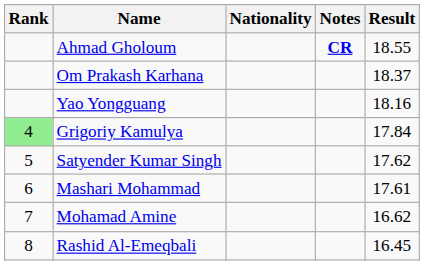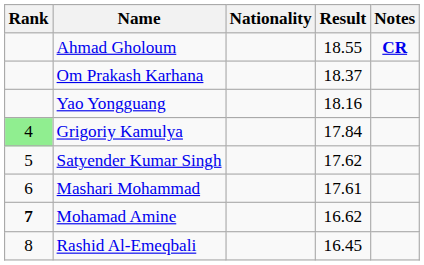columns swapped: (392, 18) <-> (340, 18)
(29, 217) normal -> (29, 217) bold
